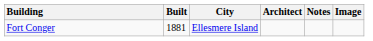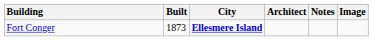(176, 28) 1881 -> (176, 28) 1873
(225, 28) normal -> (227, 28) bold
